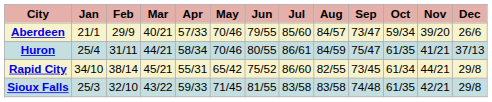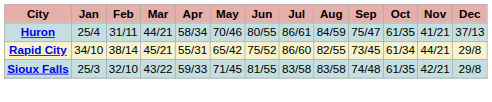- row: (38, 32)
